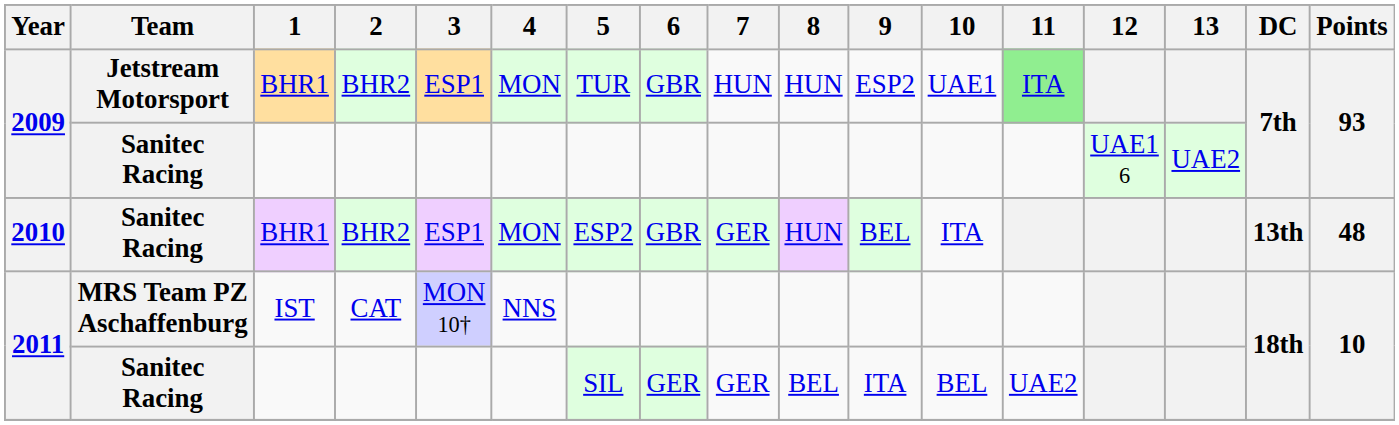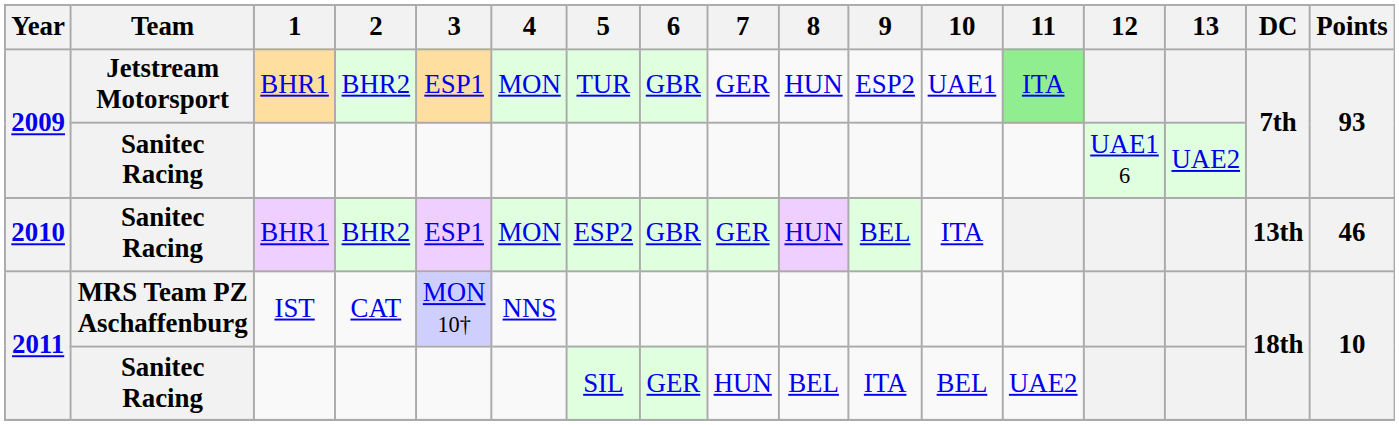(743, 85) HUN -> (743, 85) GER
(1352, 234) 48 -> (1352, 234) 46
(743, 382) GER -> (743, 382) HUN
